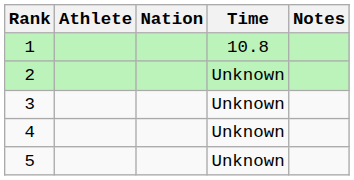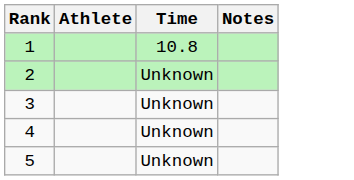- column: (172, 19)
